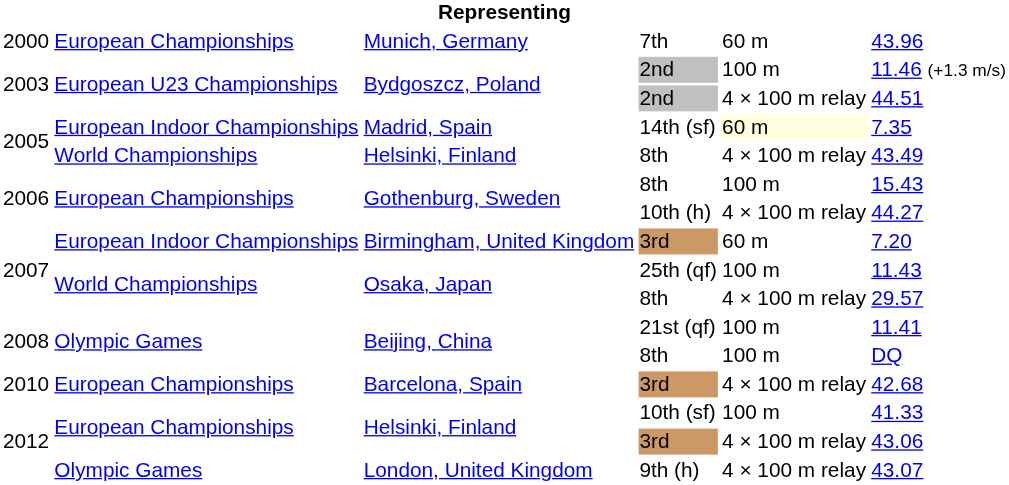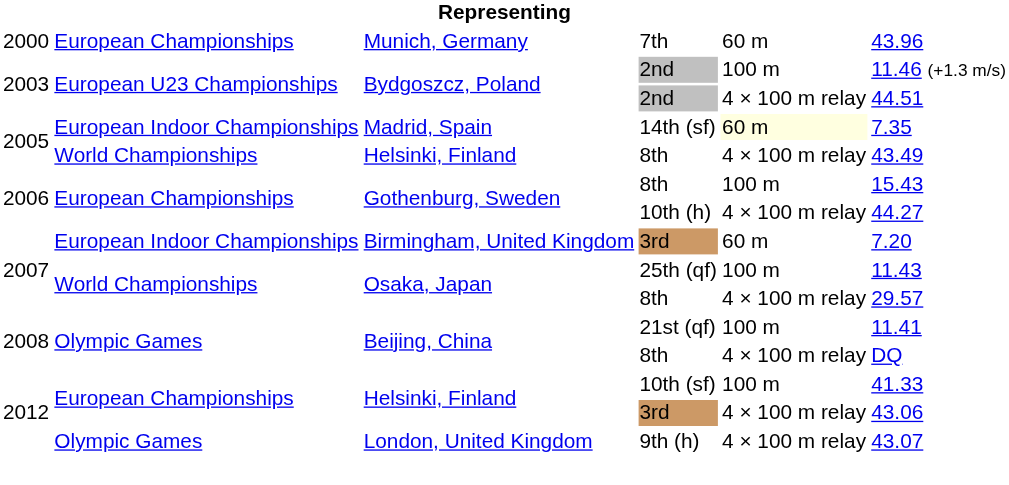(751, 355) 100 m -> (794, 355) 4 × 100 m relay
- row: (443, 384)
